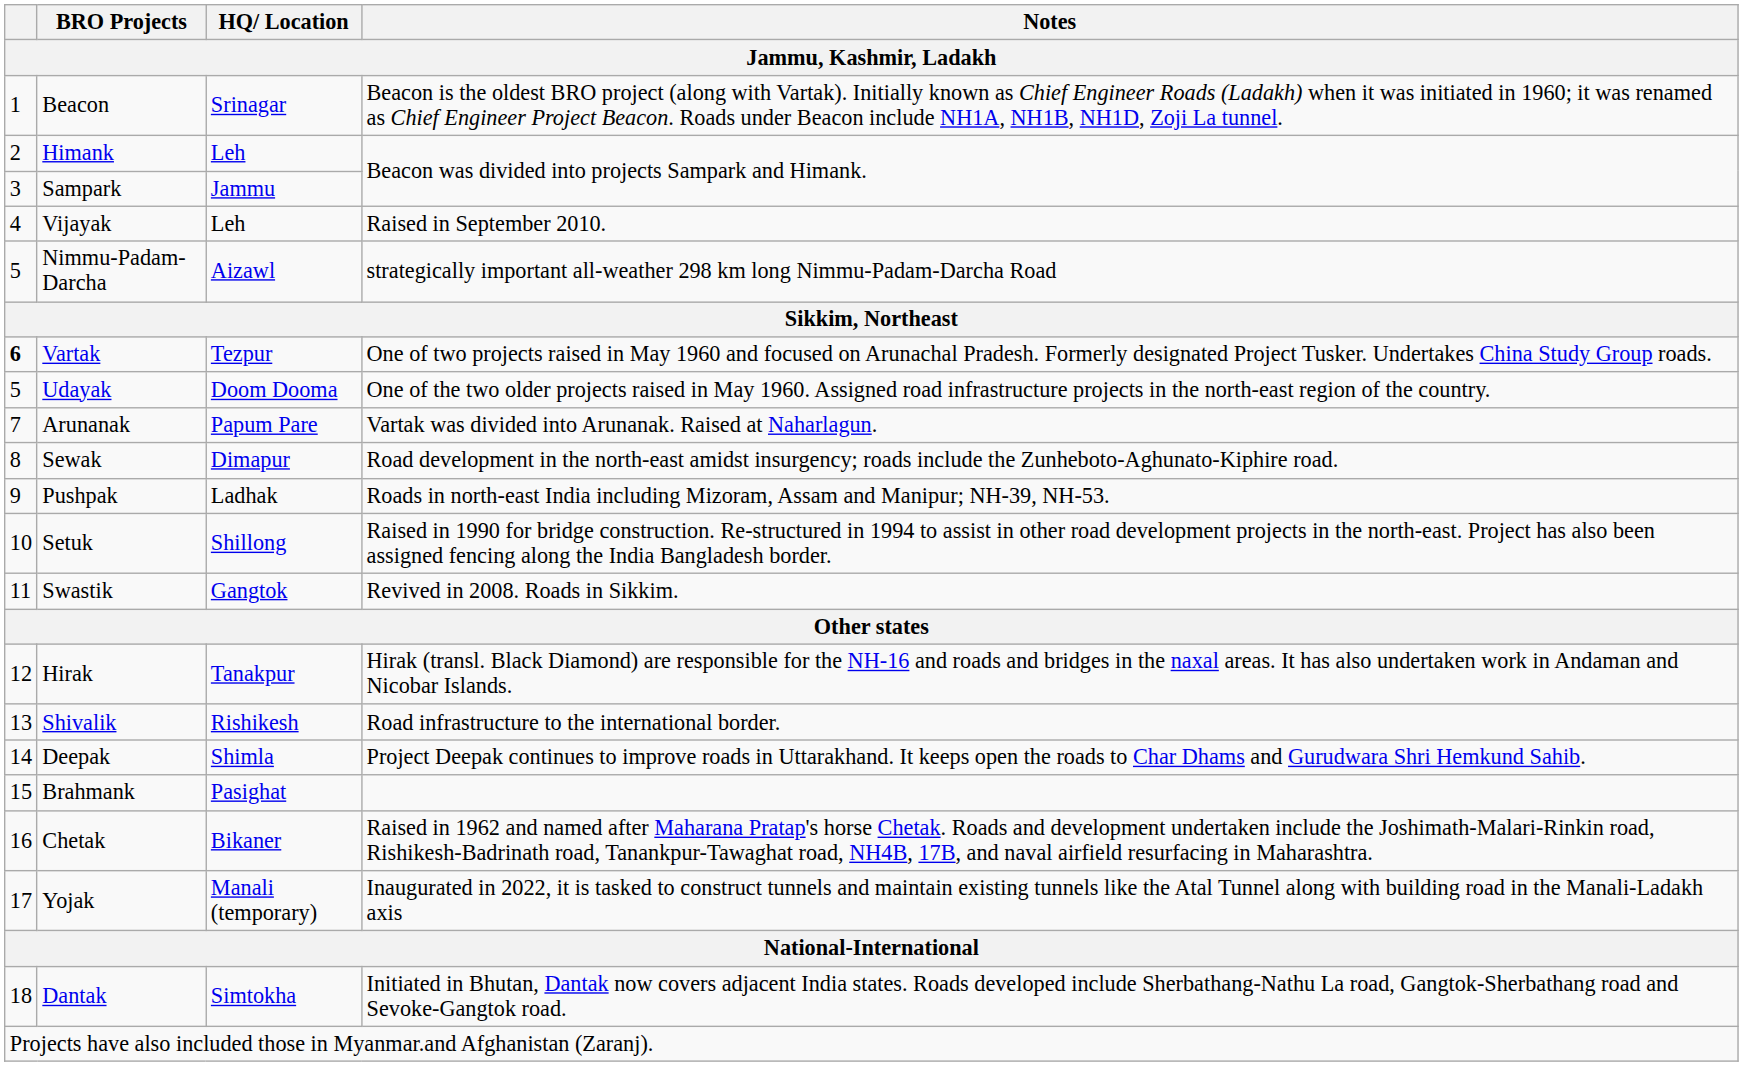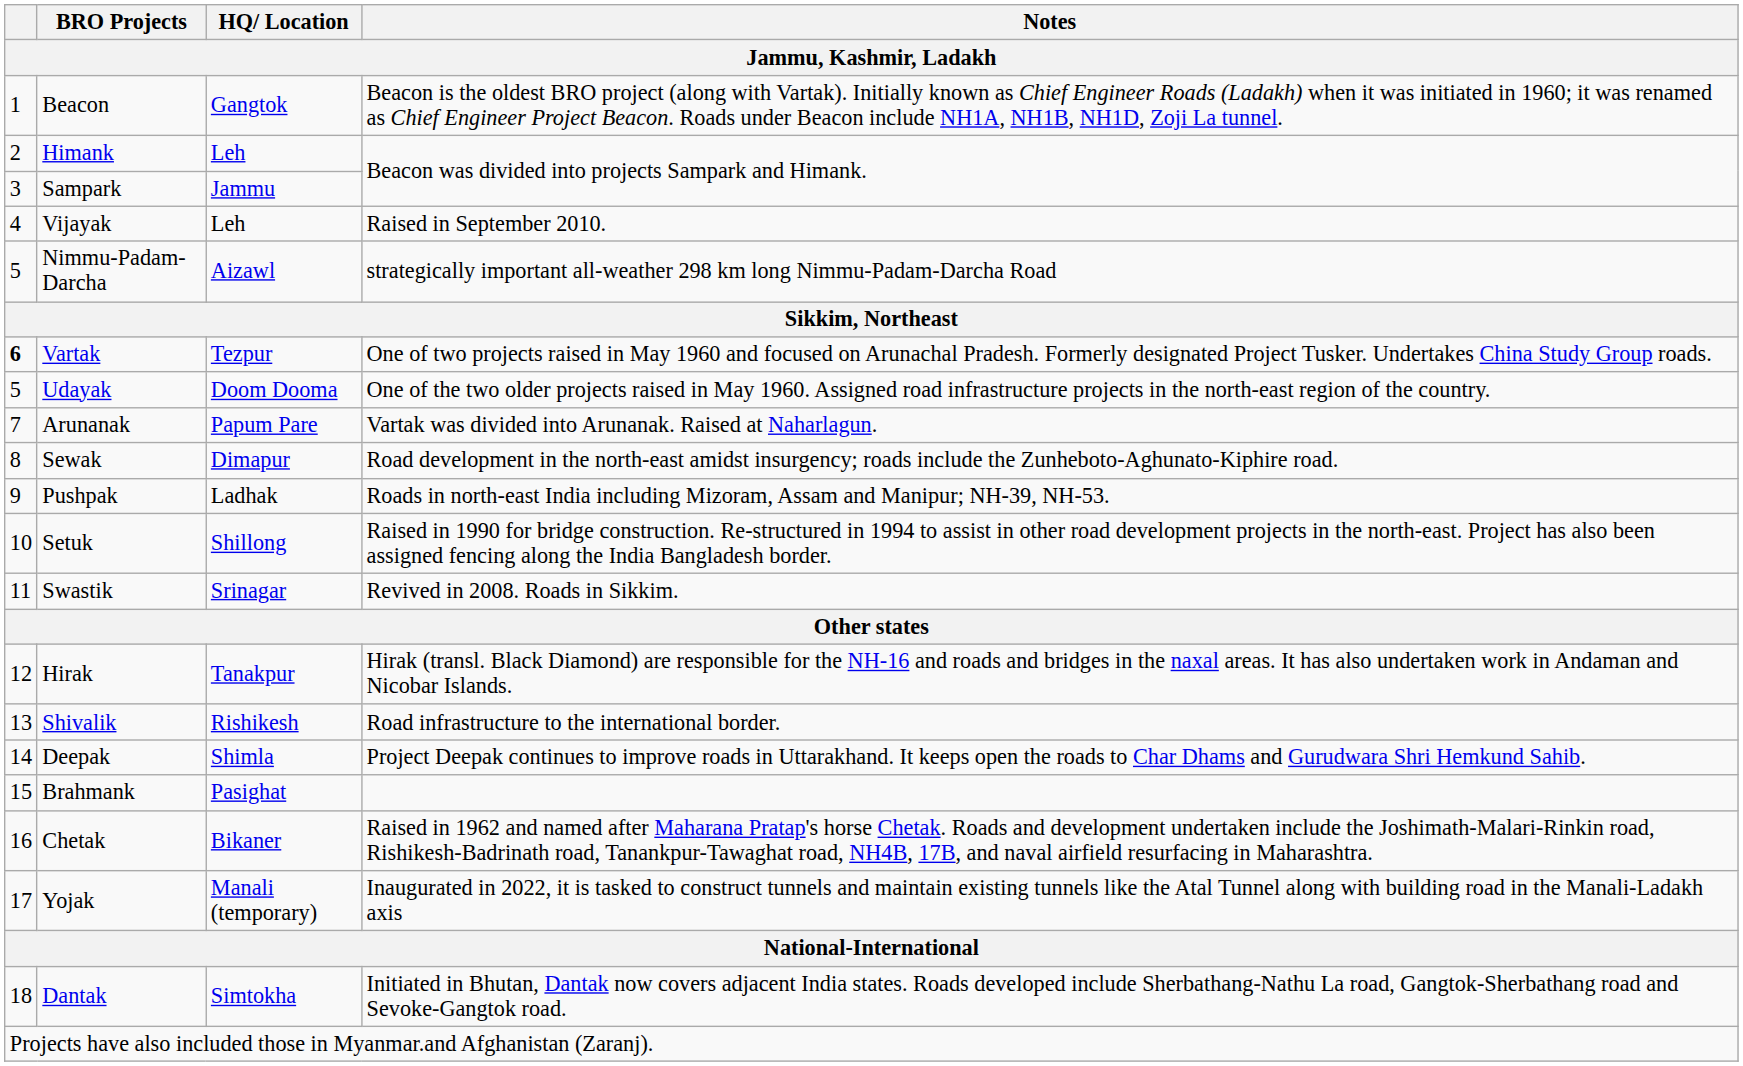(249, 105) Srinagar -> (249, 105) Gangtok
(249, 590) Gangtok -> (249, 590) Srinagar
